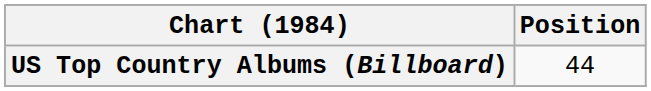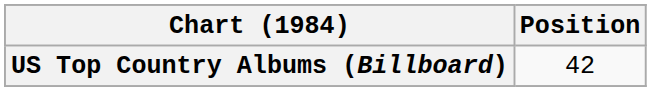(580, 66) 44 -> (580, 66) 42
